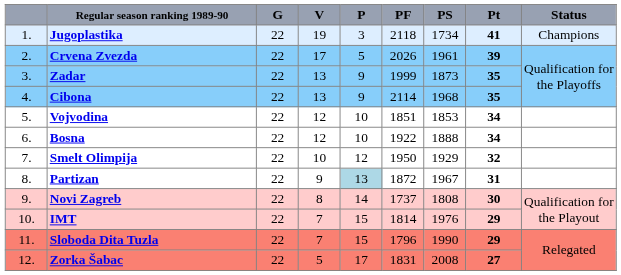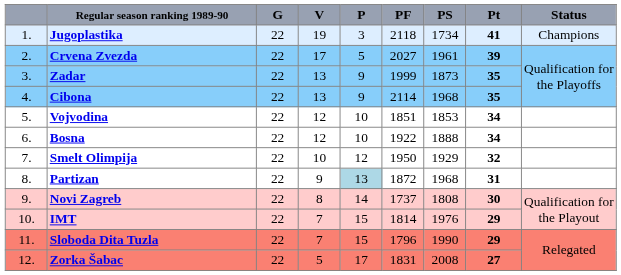(403, 55) 2026 -> (403, 55) 2027
(445, 178) 1967 -> (445, 178) 1968
